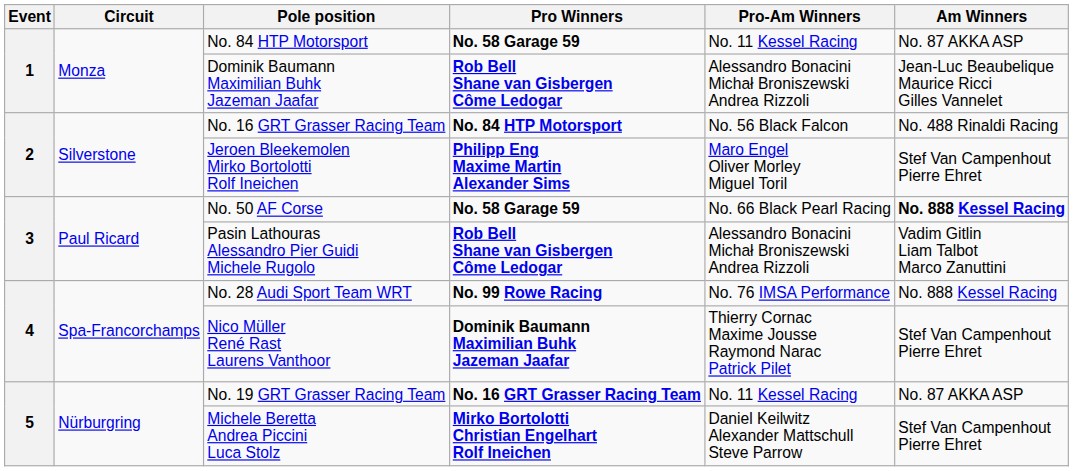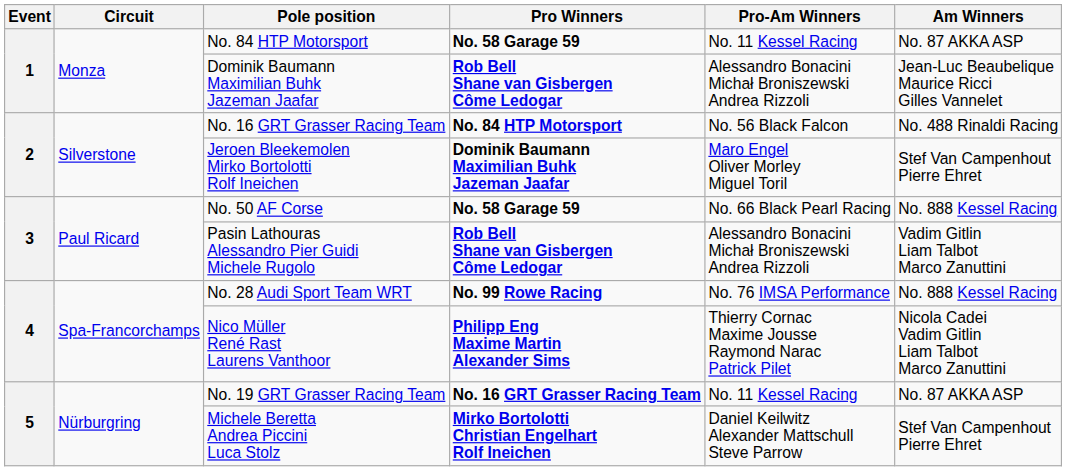(511, 167) Philipp Eng Maxime Martin Alexander Sims -> (521, 167) Dominik Baumann Maximilian Buhk Jazeman Jaafar
(982, 209) bold -> (978, 209) normal
(521, 343) Dominik Baumann Maximilian Buhk Jazeman Jaafar -> (511, 343) Philipp Eng Maxime Martin Alexander Sims
(975, 343) Stef Van Campenhout Pierre Ehret -> (952, 343) Nicola Cadei Vadim Gitlin Liam Talbot Marco Zanuttini
